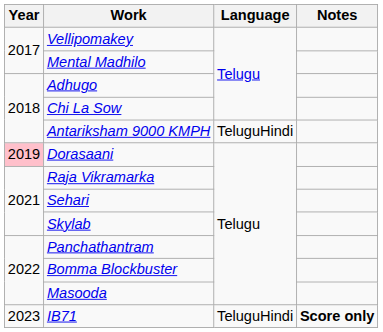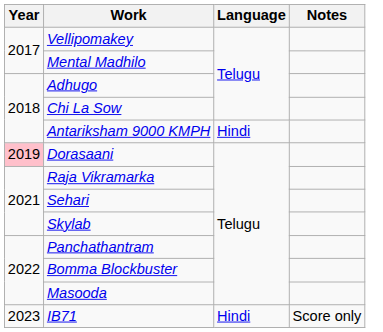(255, 131) TeluguHindi -> (234, 131) Hindi
(255, 316) TeluguHindi -> (234, 316) Hindi
(337, 316) bold -> (327, 316) normal
